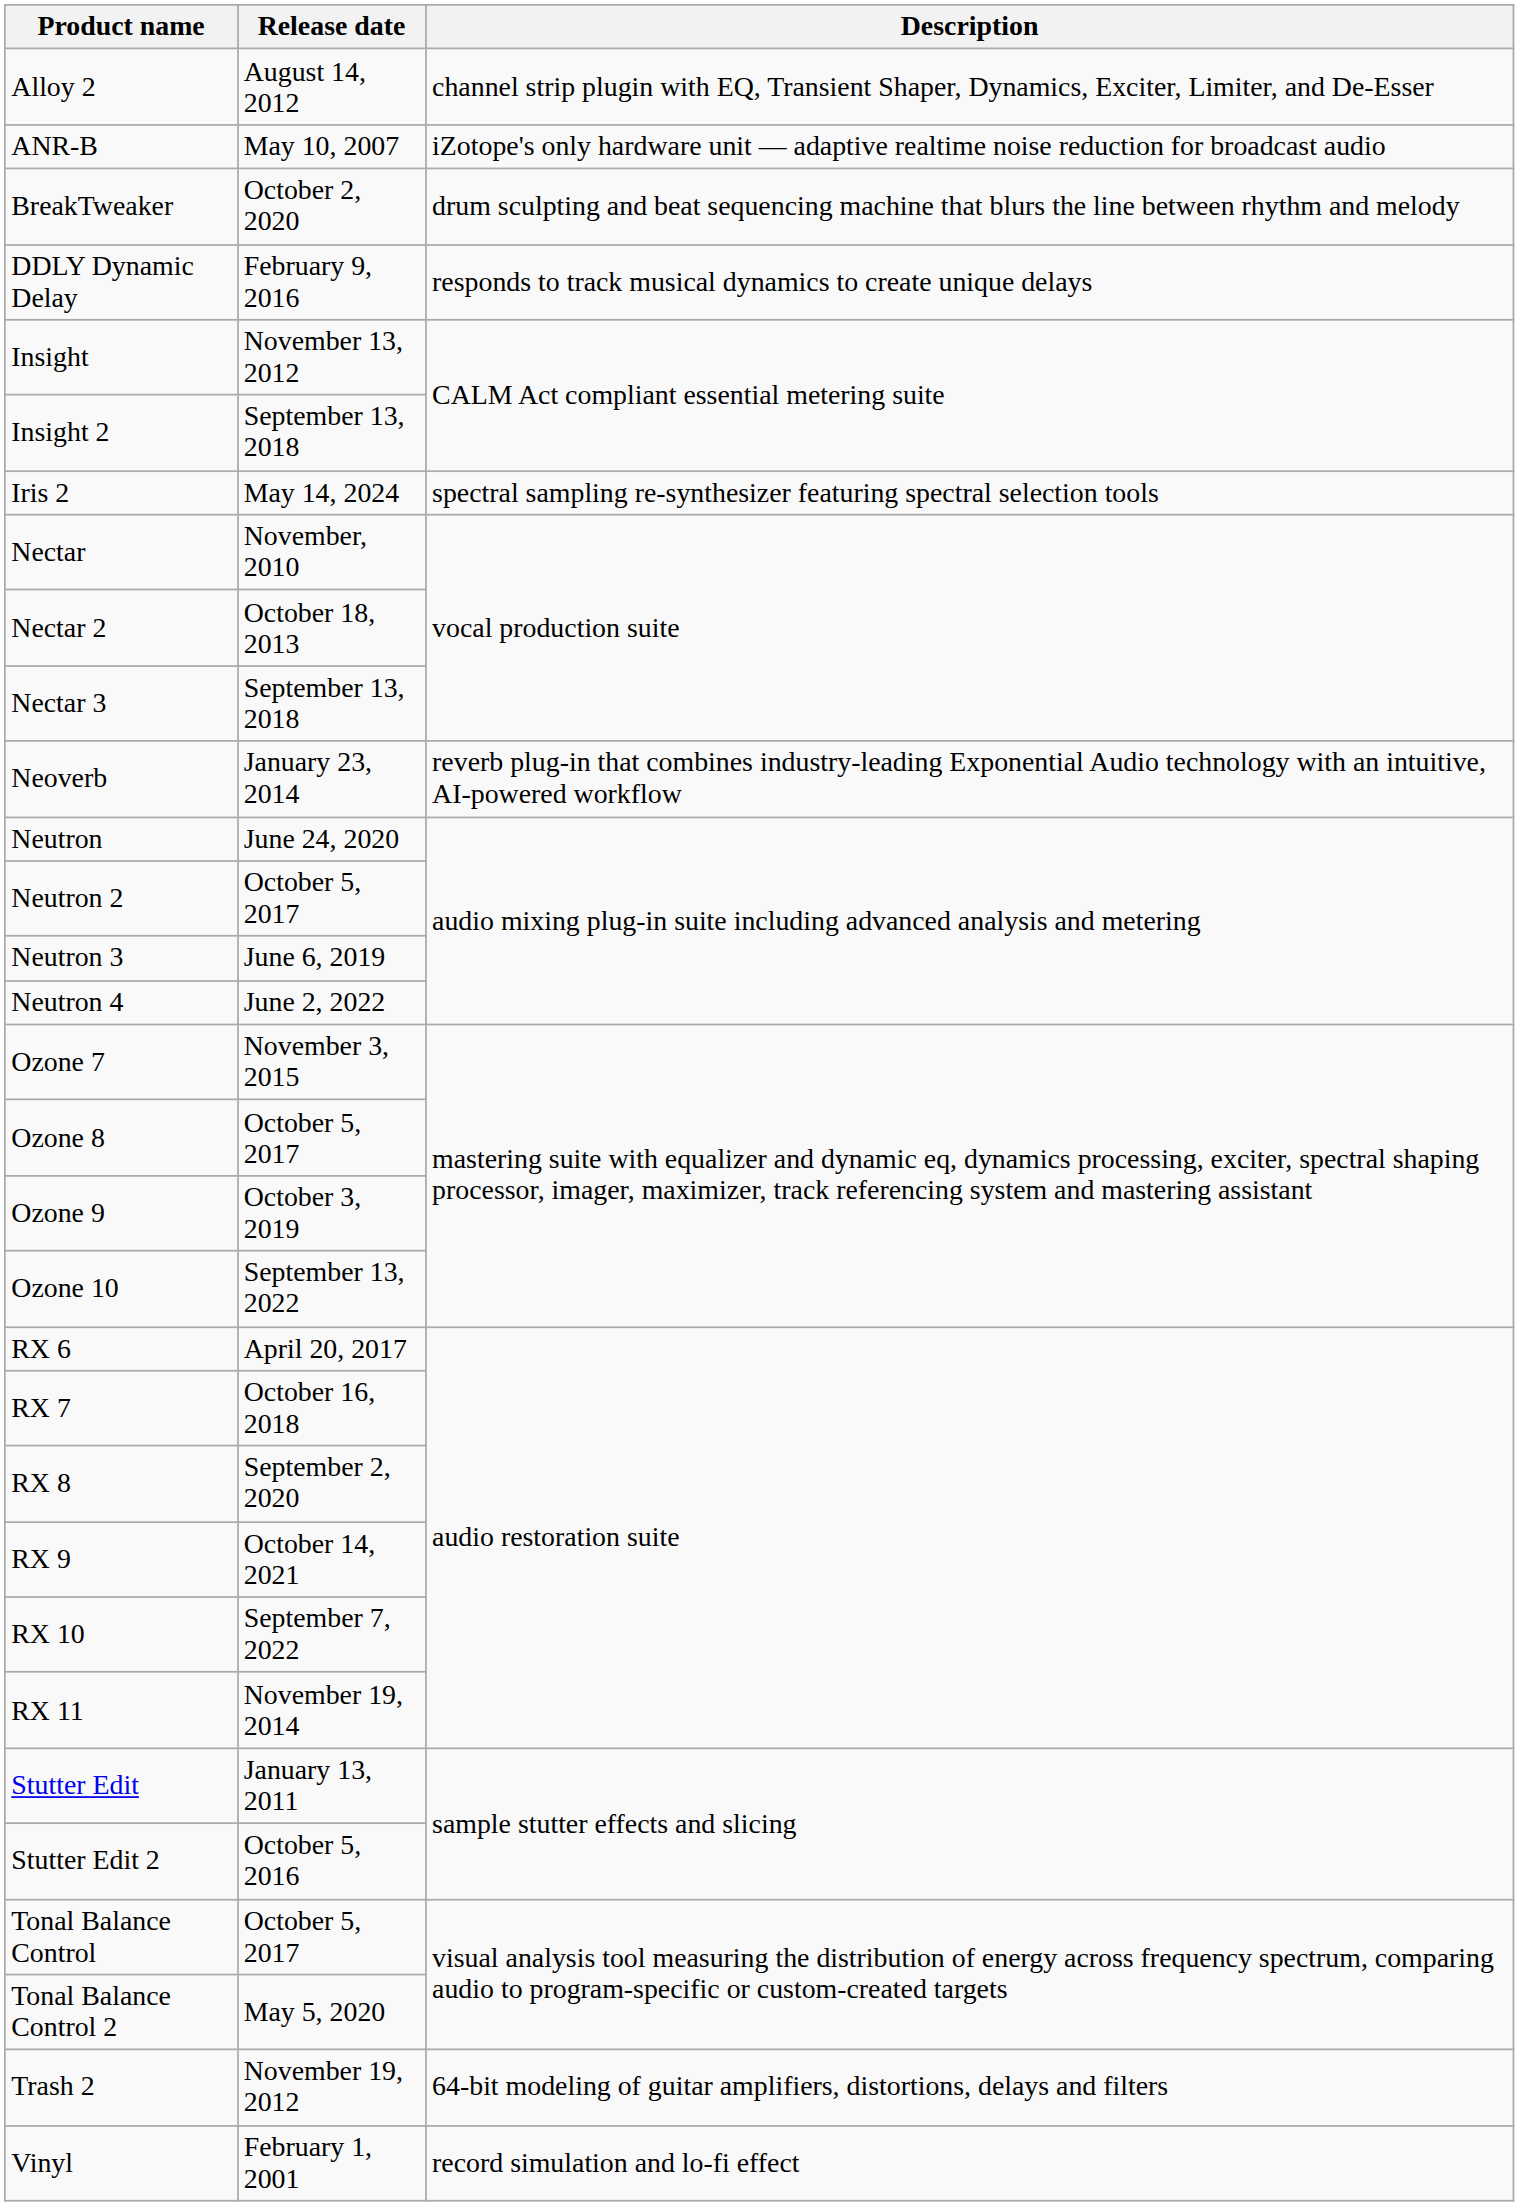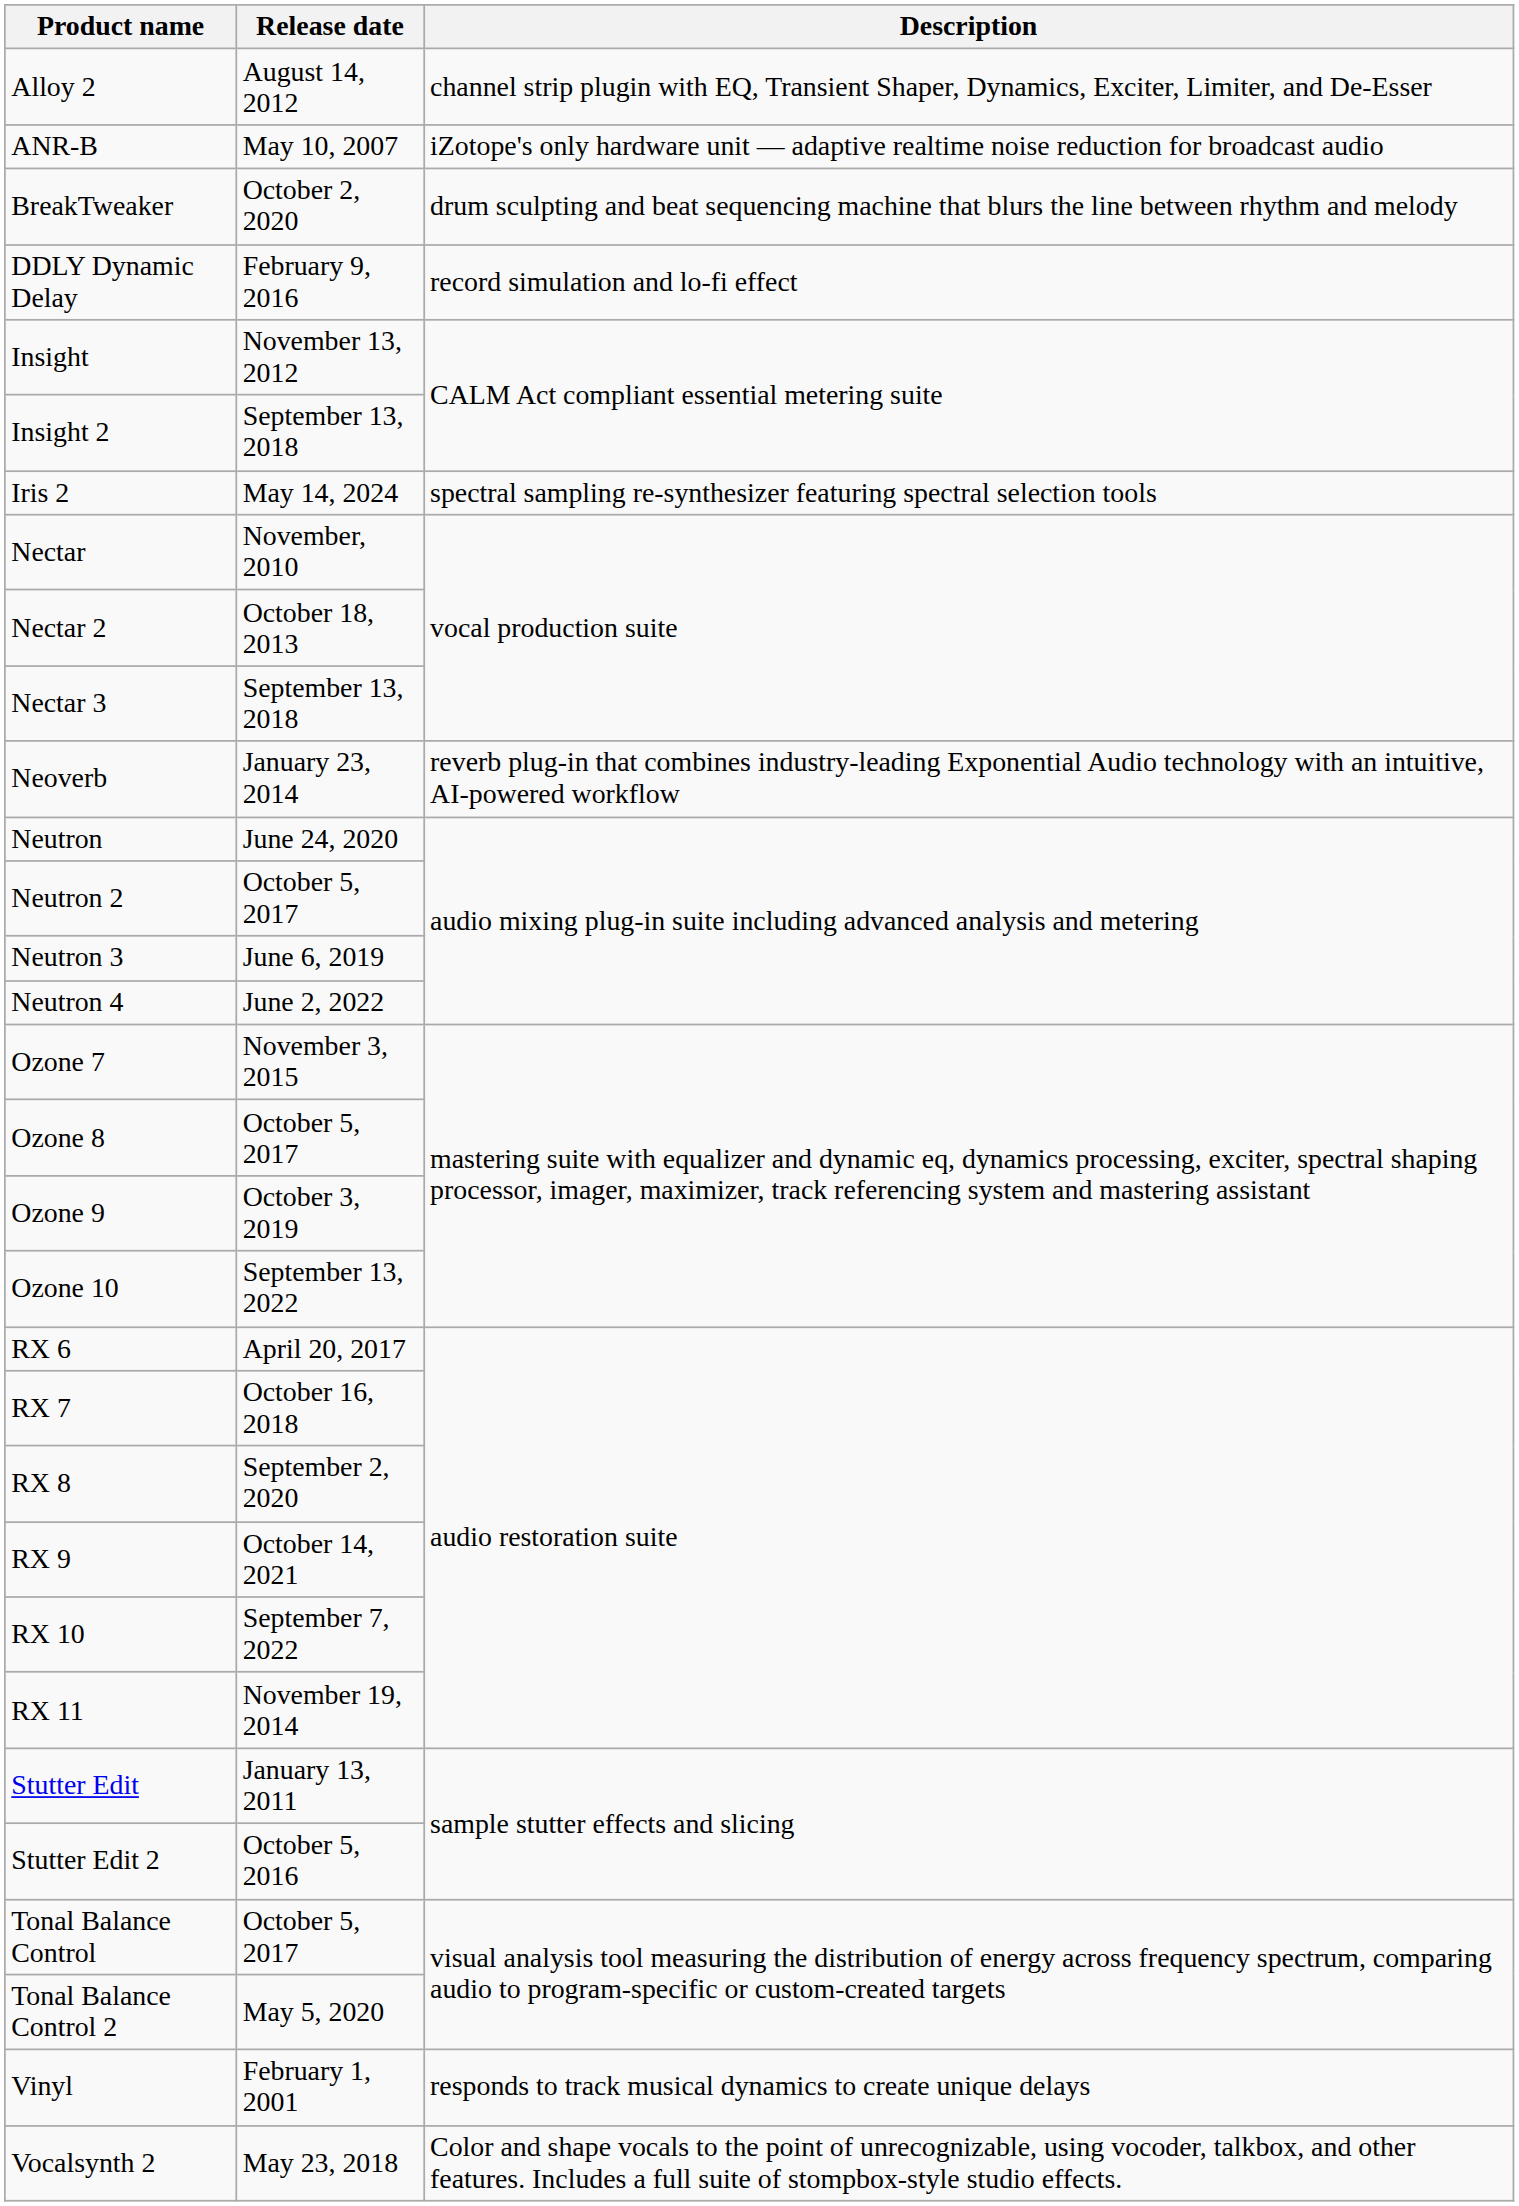(762, 281) responds to track musical dynamics to create unique delays -> (614, 281) record simulation and lo-fi effect
- row: (53, 2087)
(616, 2162) record simulation and lo-fi effect -> (760, 2087) responds to track musical dynamics to create unique delays
+ row: (83, 2162)
